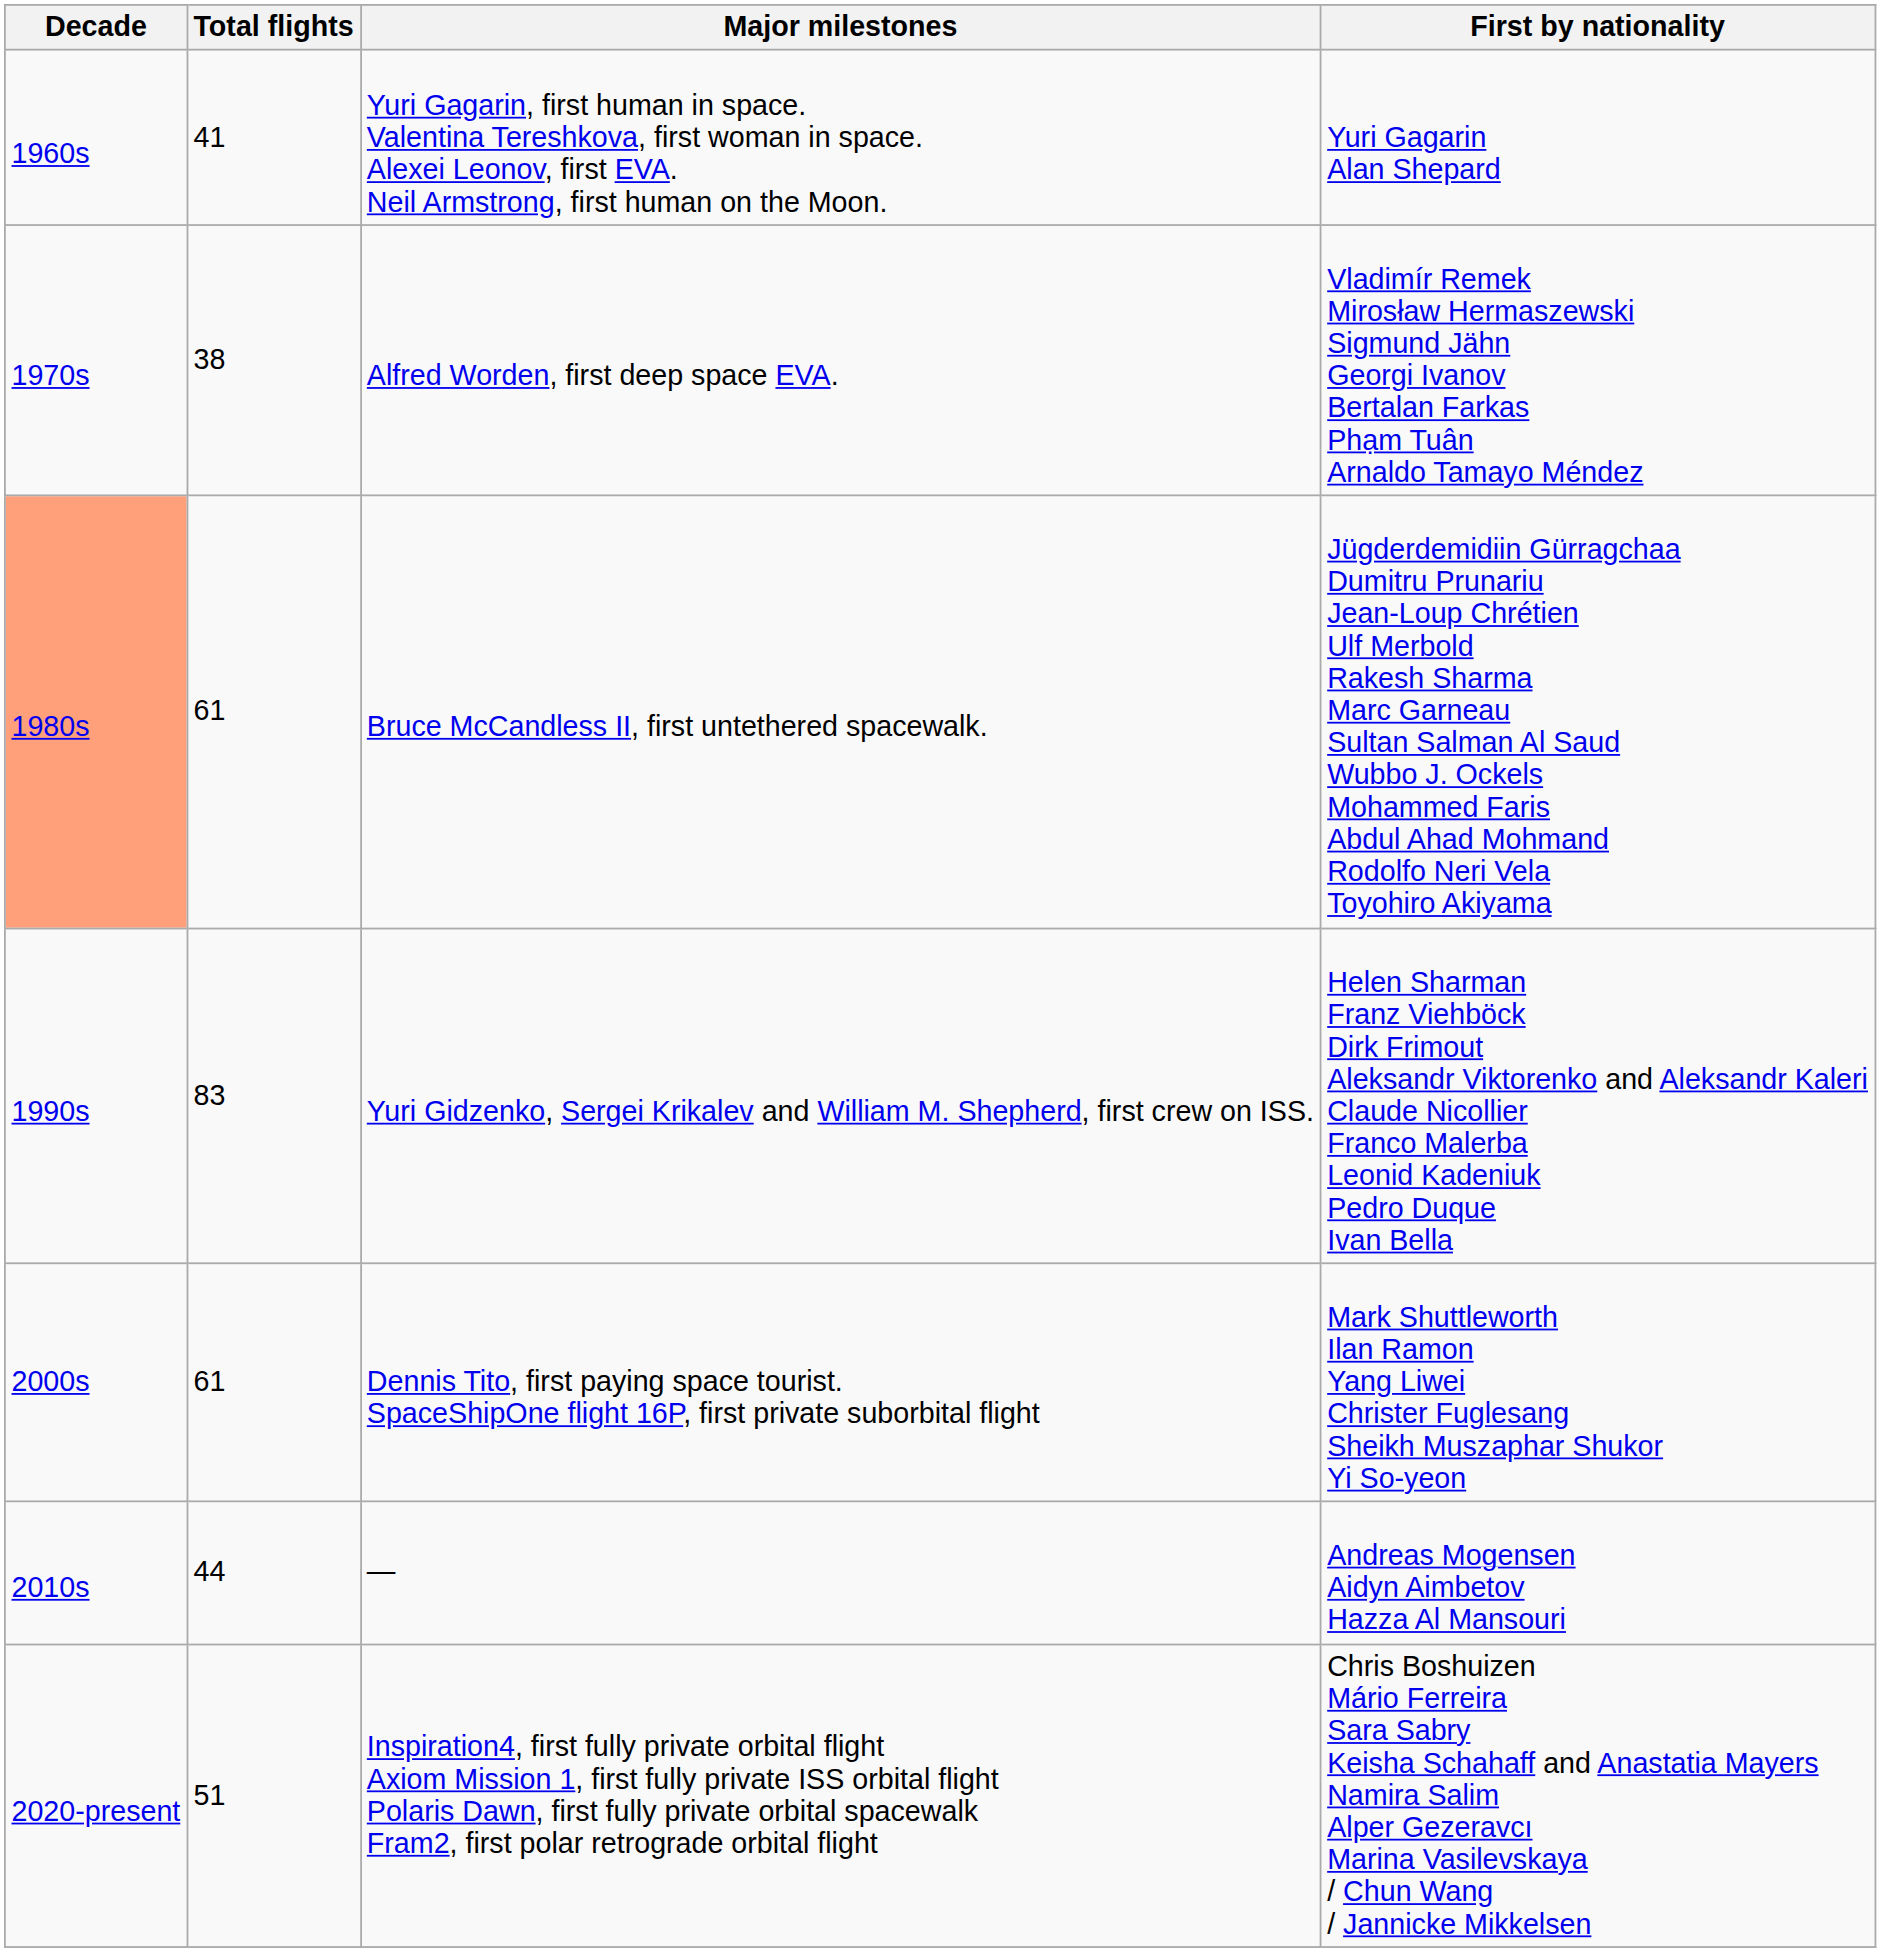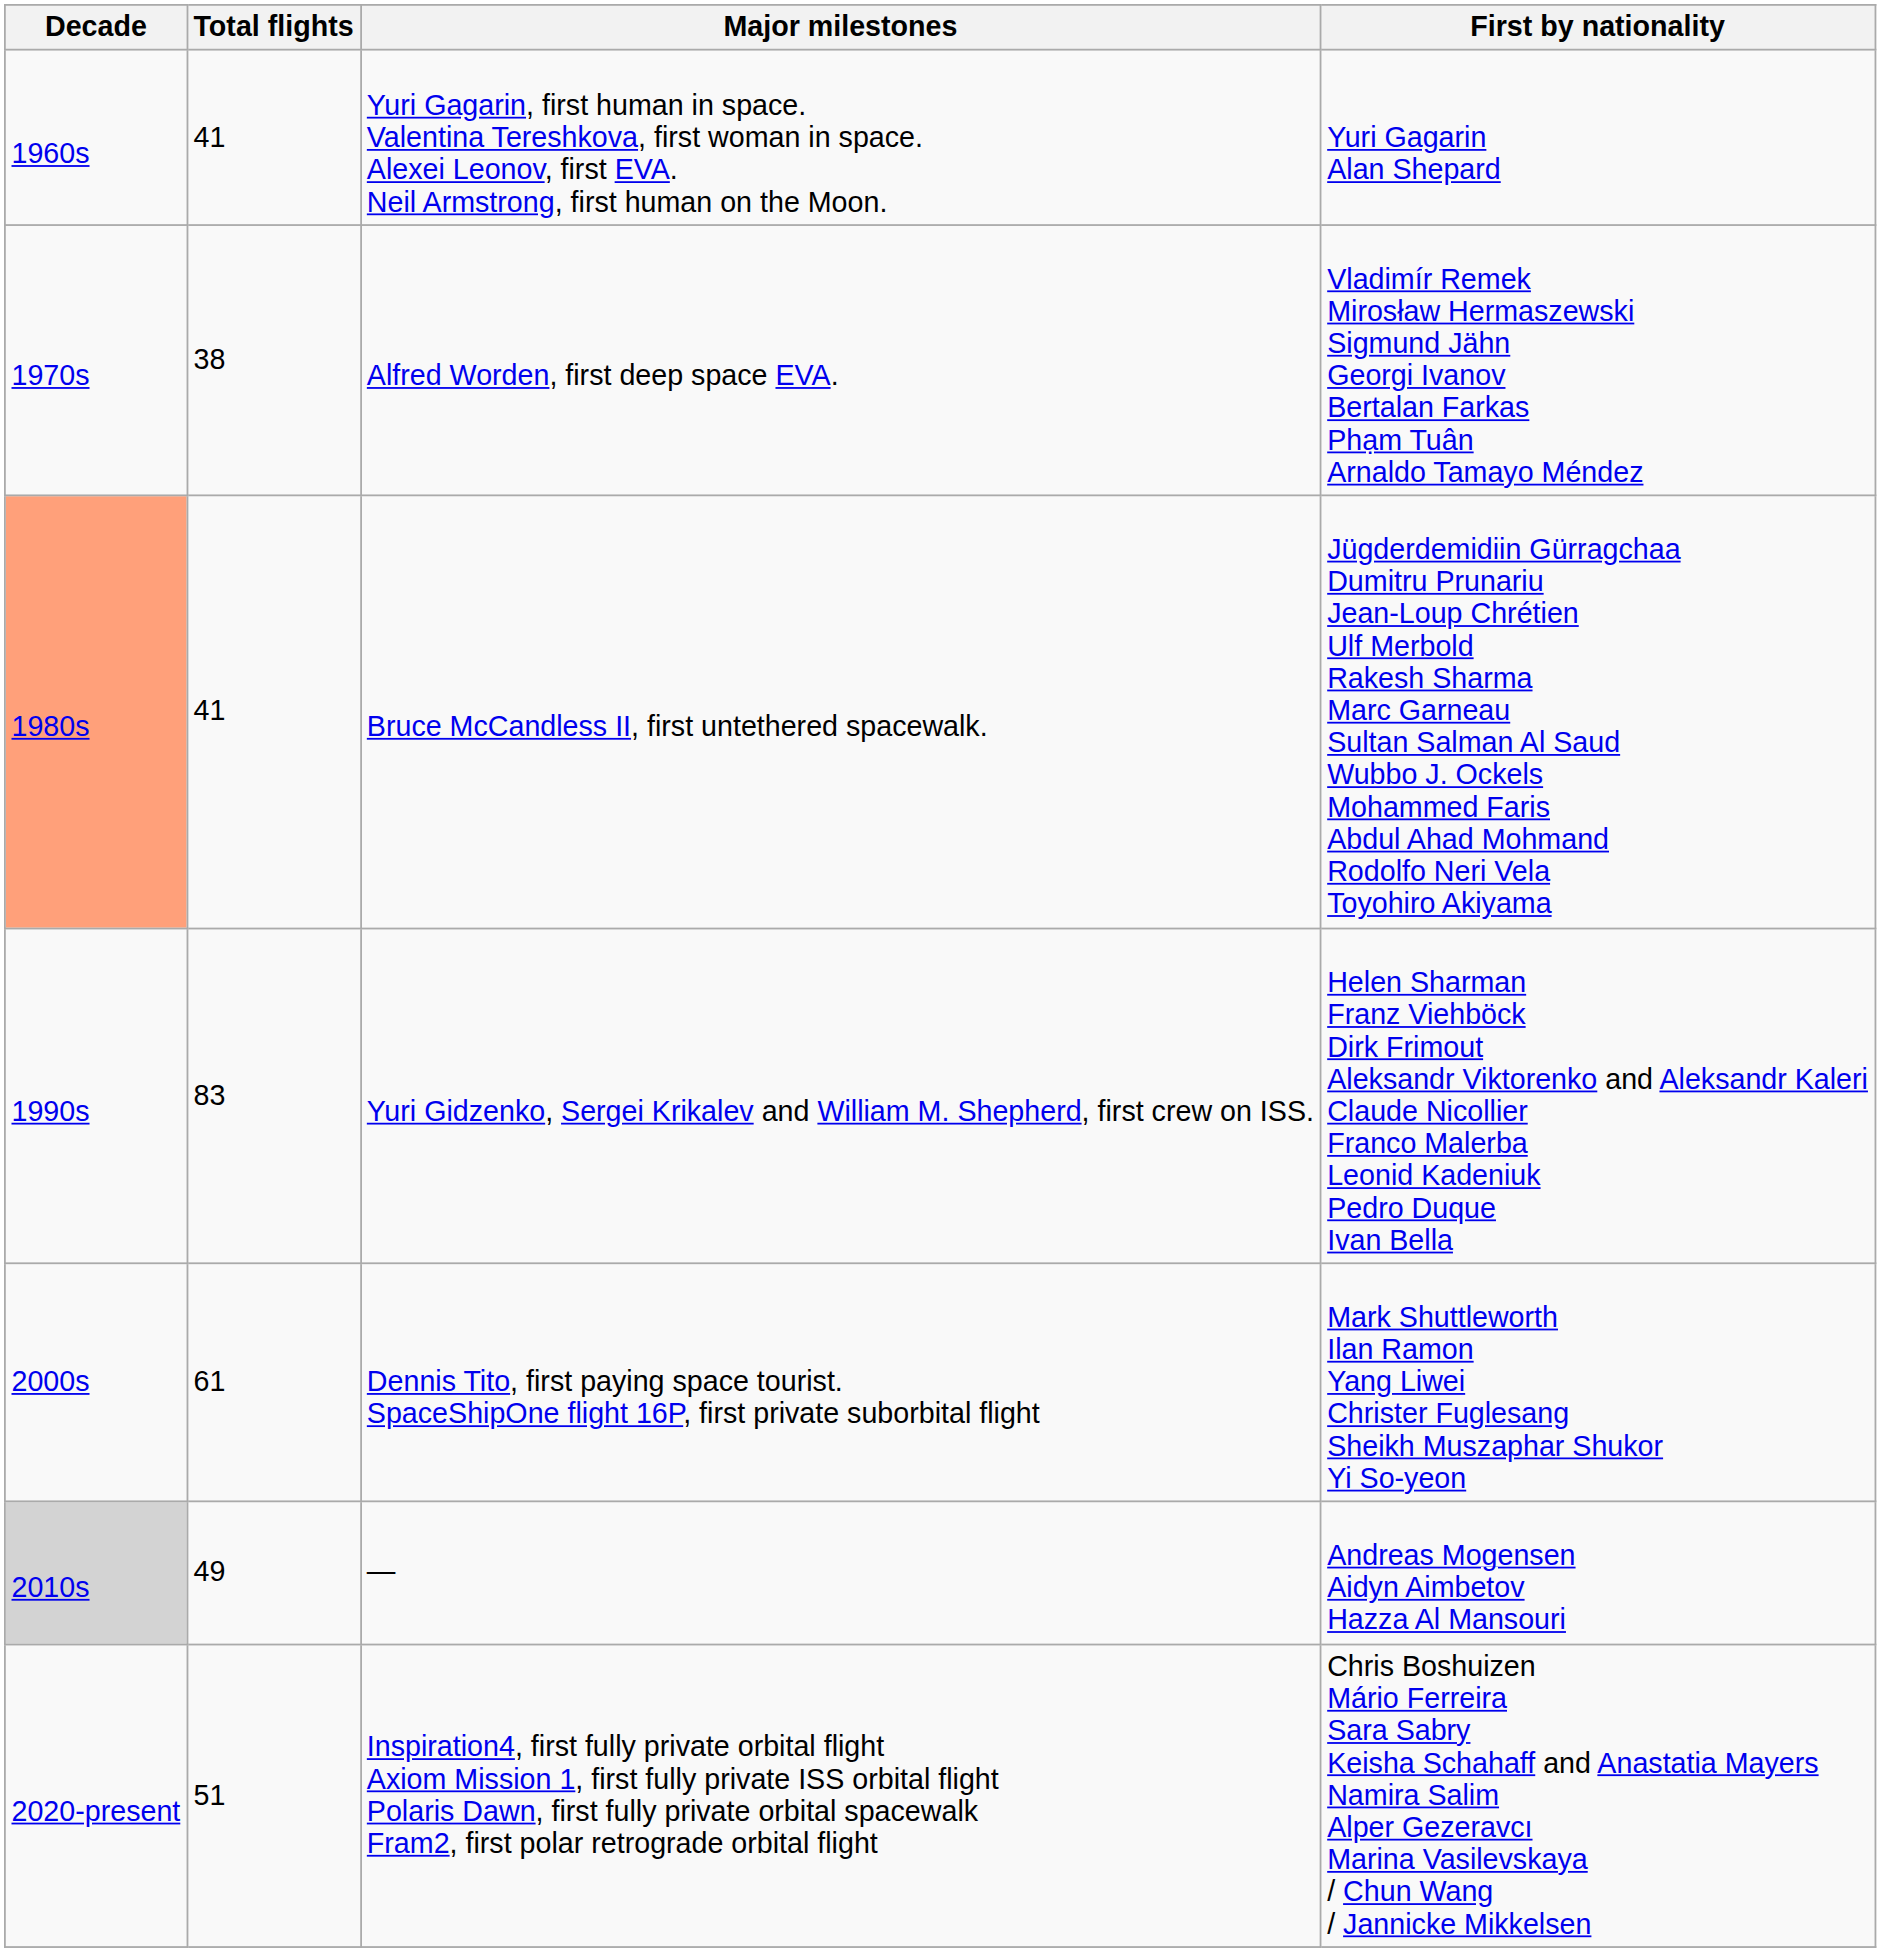(209, 711) 61 -> (209, 711) 41
(51, 1588) no background -> (51, 1588) lightgrey background
(209, 1572) 44 -> (209, 1572) 49
